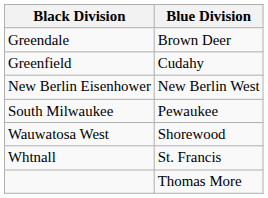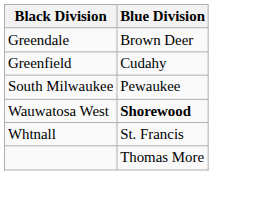- row: (79, 87)
(192, 134) normal -> (156, 110) bold
